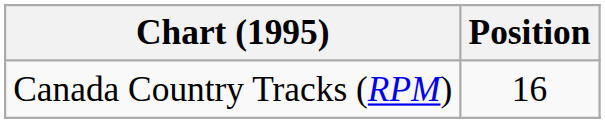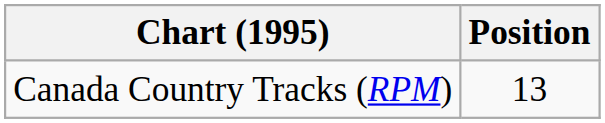(529, 88) 16 -> (529, 88) 13
